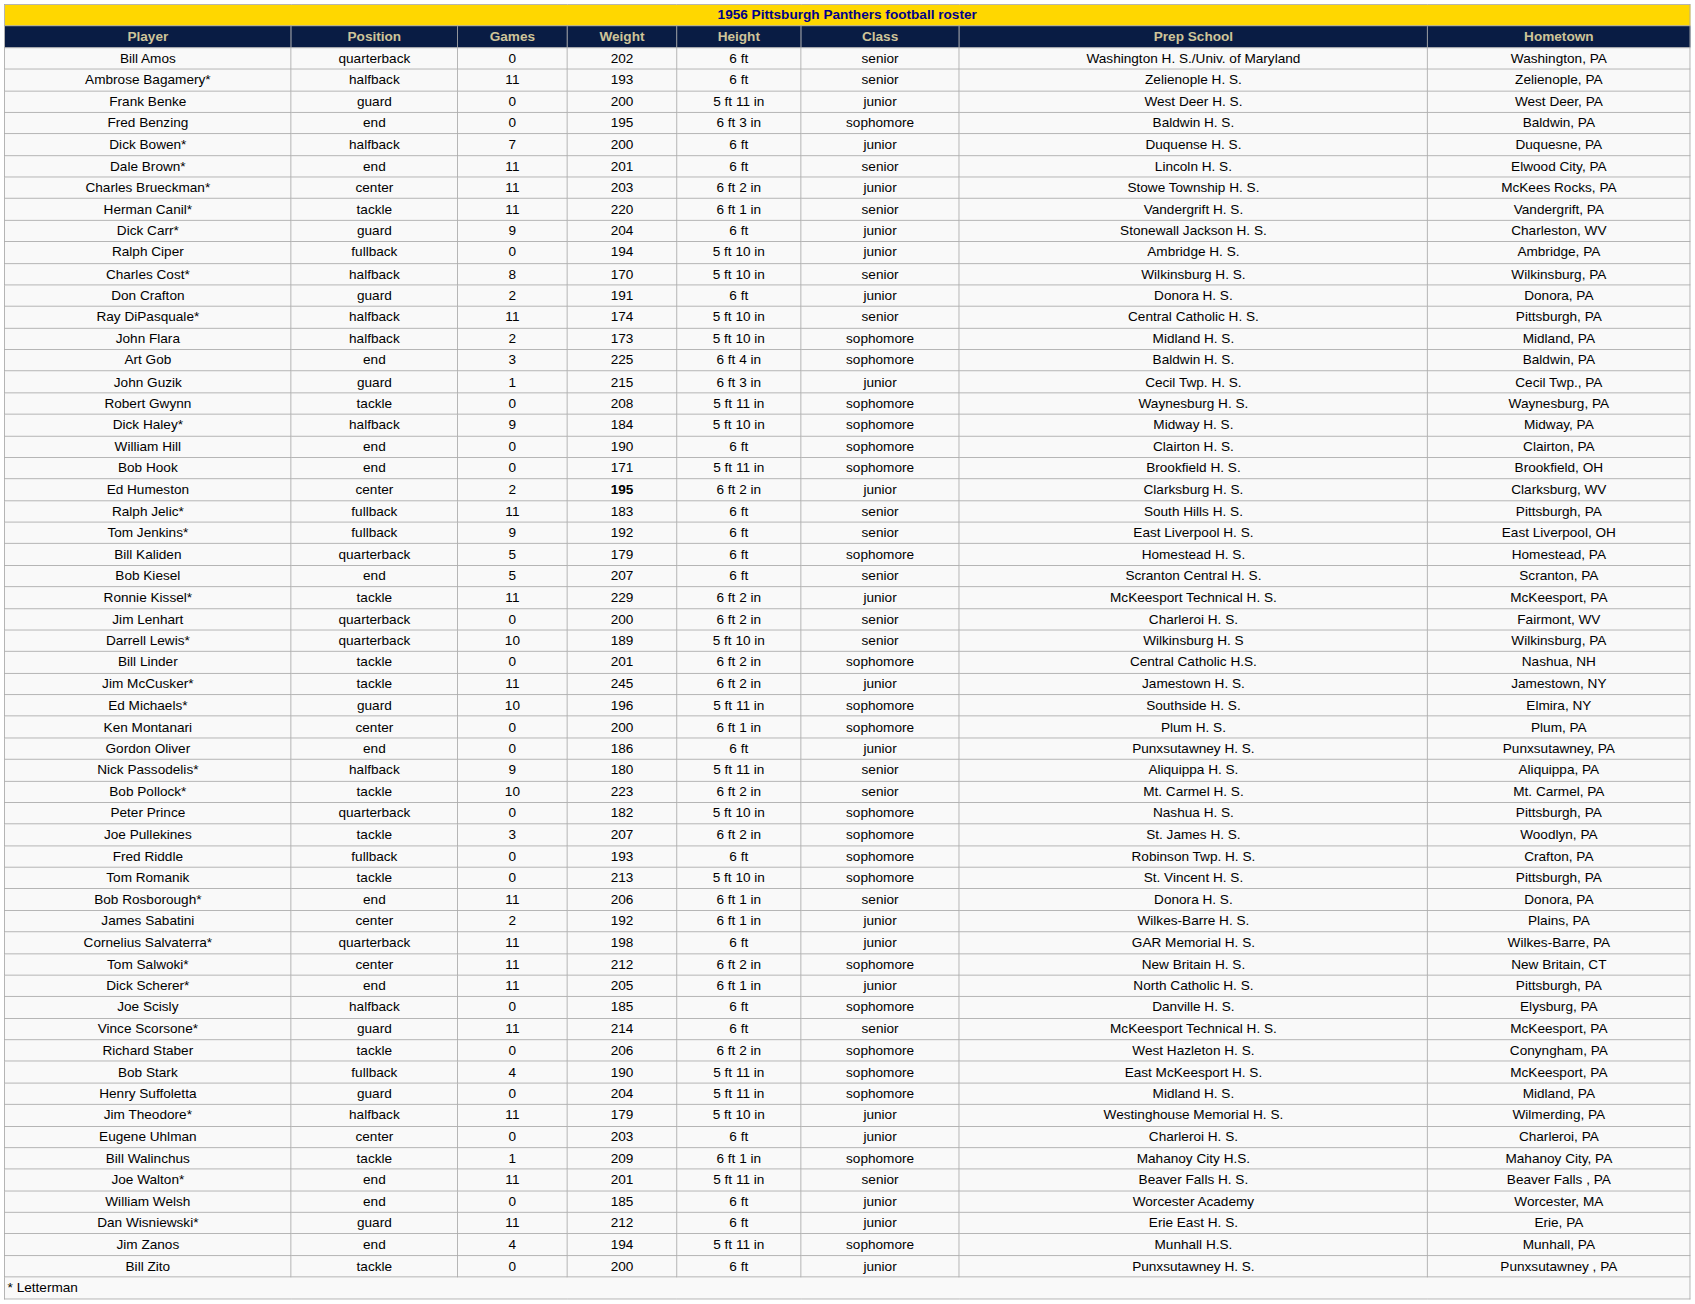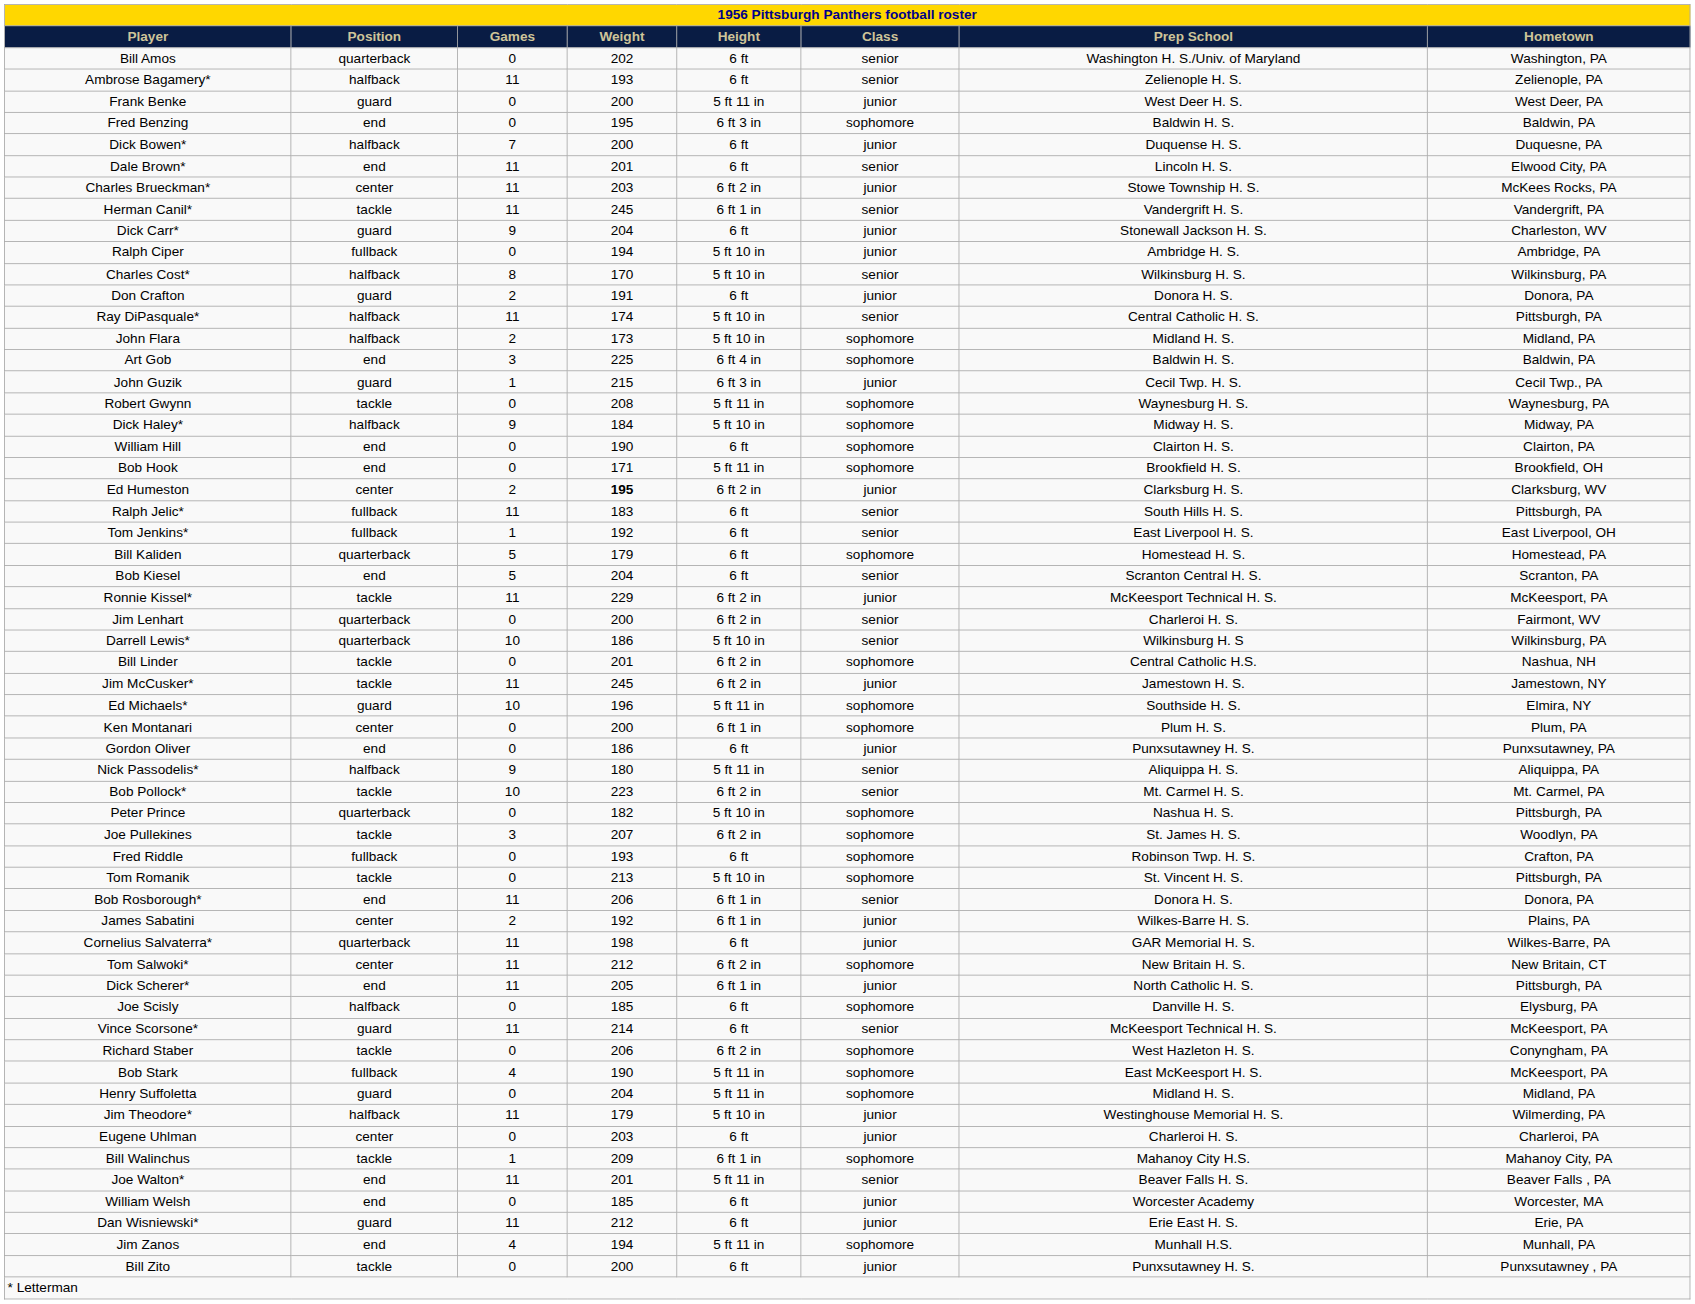(622, 209) 220 -> (622, 209) 245
(512, 532) 9 -> (512, 532) 1
(622, 576) 207 -> (622, 576) 204
(622, 640) 189 -> (622, 640) 186
